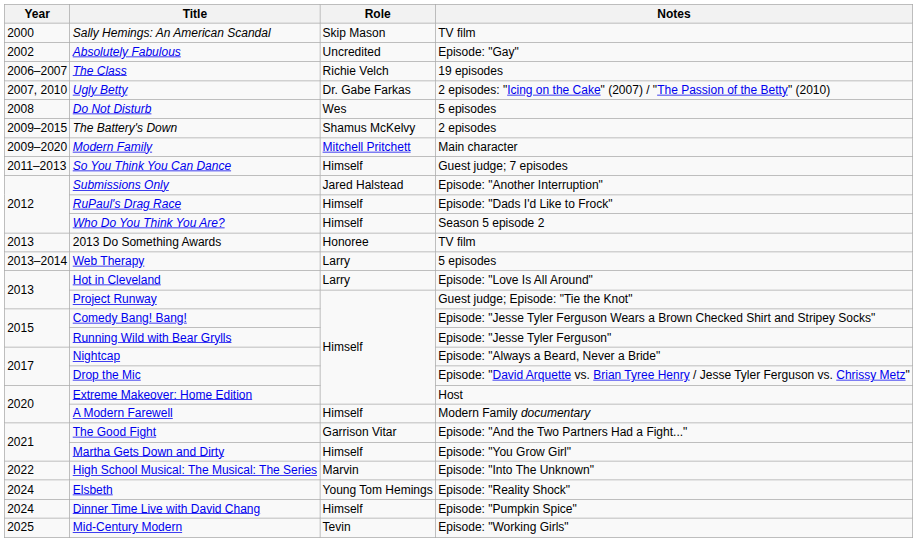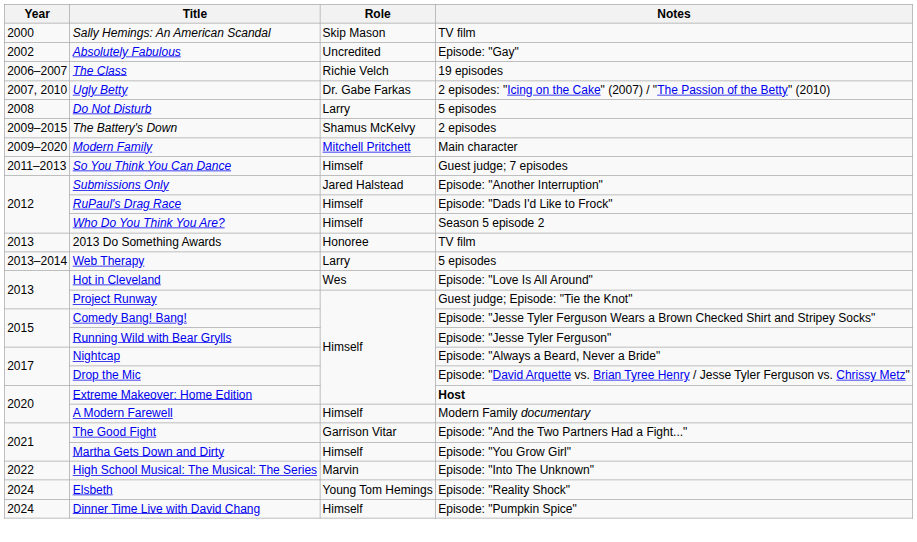(335, 109) Wes -> (336, 109) Larry
(336, 280) Larry -> (335, 280) Wes
(451, 394) normal -> (452, 394) bold
- row: (127, 527)
